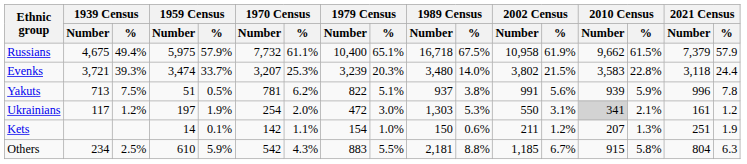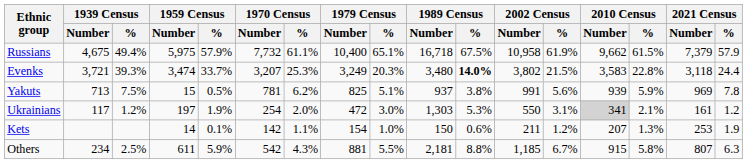(353, 71) 3,239 -> (353, 71) 3,249
(474, 71) normal -> (475, 71) bold
(189, 91) 51 -> (189, 91) 15
(358, 91) 822 -> (358, 91) 825
(701, 91) 996 -> (703, 91) 969
(701, 129) 251 -> (703, 129) 253
(186, 149) 610 -> (186, 149) 611
(358, 149) 883 -> (358, 149) 881
(701, 149) 804 -> (703, 149) 807
